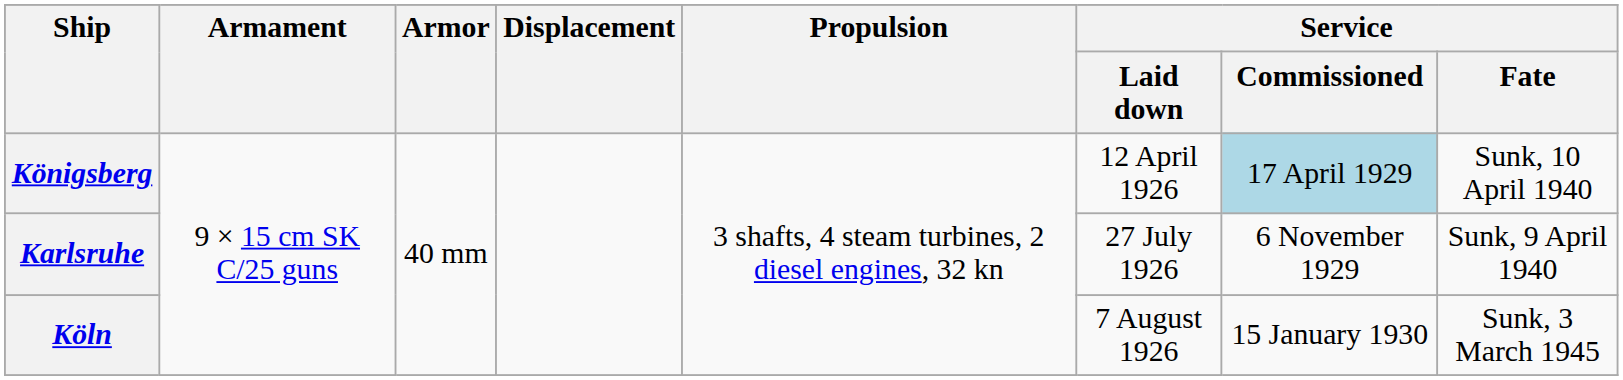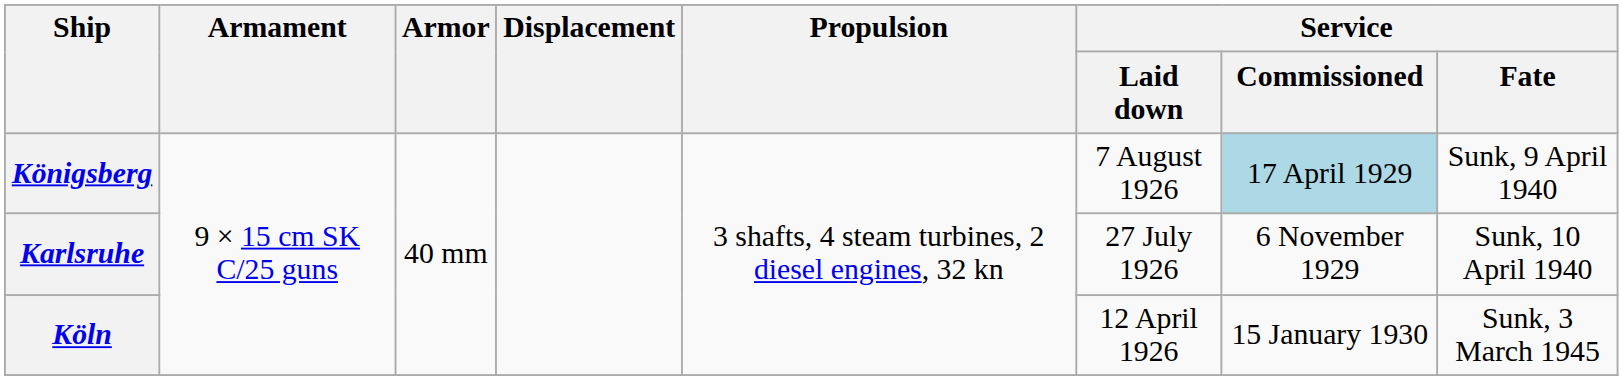(1149, 172) 12 April 1926 -> (1149, 172) 7 August 1926
(1528, 172) Sunk, 10 April 1940 -> (1528, 172) Sunk, 9 April 1940
(1528, 253) Sunk, 9 April 1940 -> (1528, 253) Sunk, 10 April 1940
(1149, 334) 7 August 1926 -> (1149, 334) 12 April 1926
